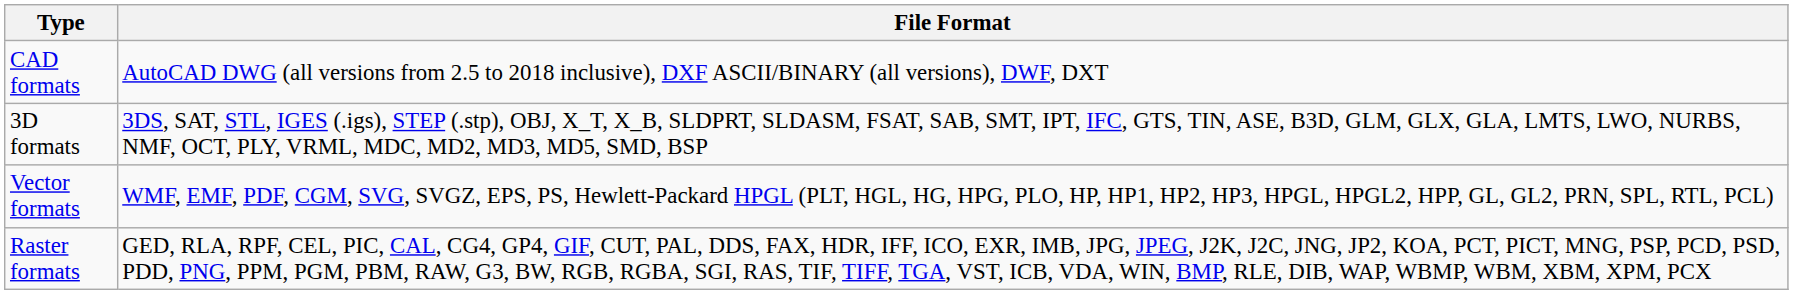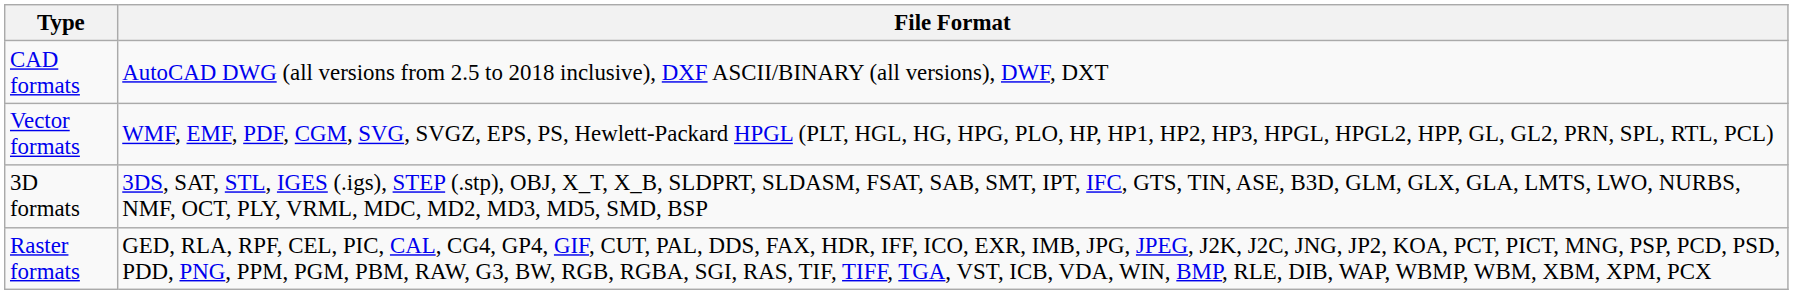rows swapped: (45, 133) <-> (45, 195)
